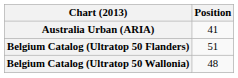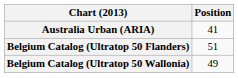(213, 64) 48 -> (213, 64) 49
